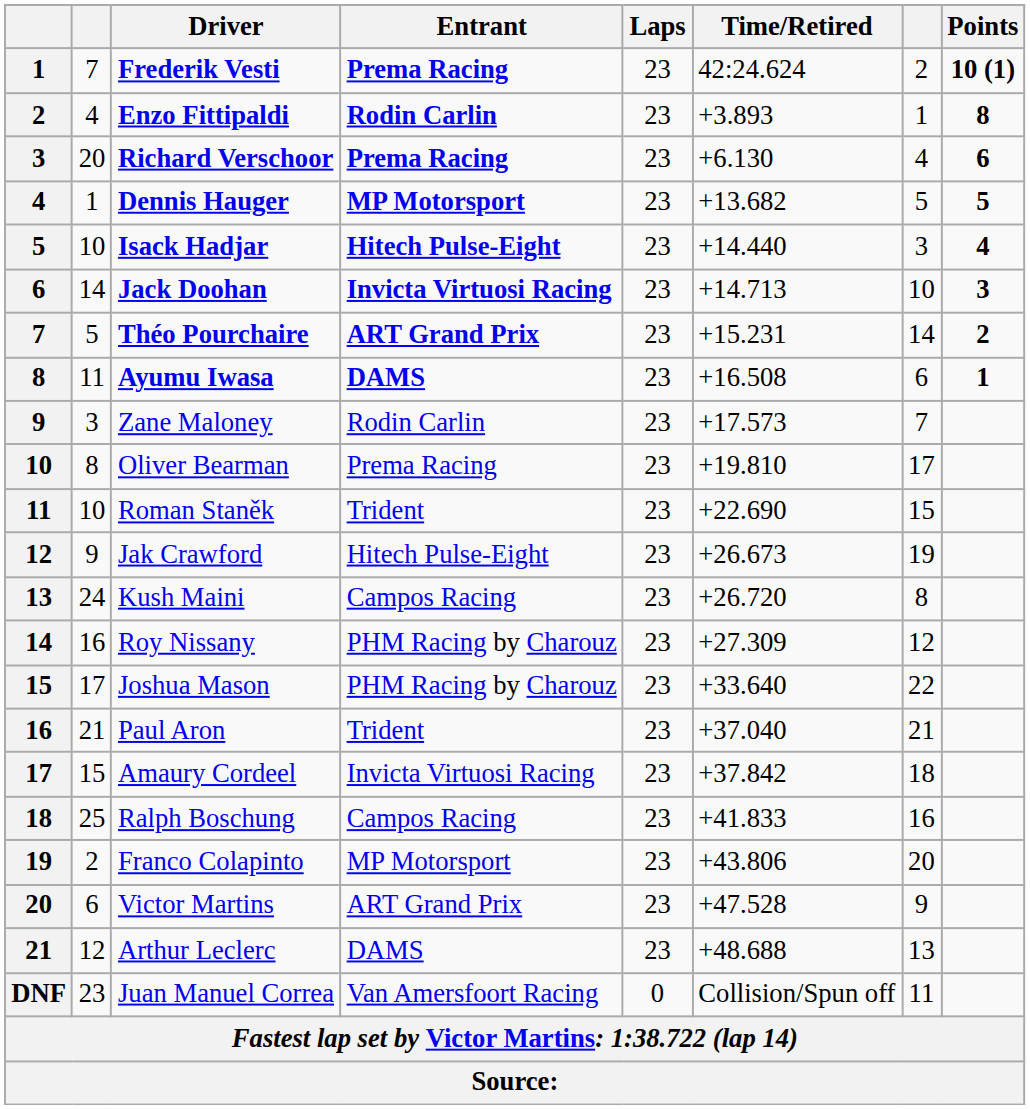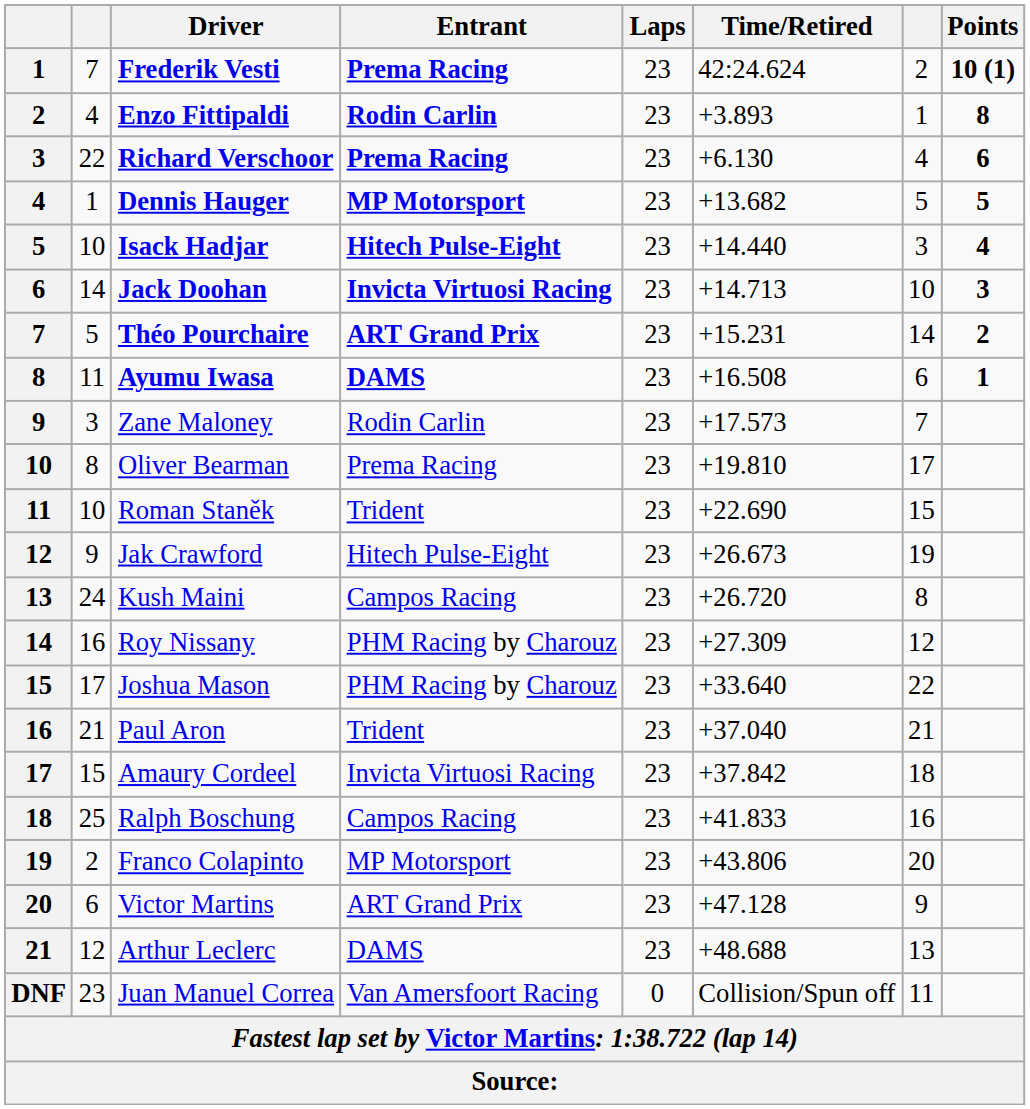(92, 158) 20 -> (92, 158) 22
(742, 905) +47.528 -> (742, 905) +47.128
